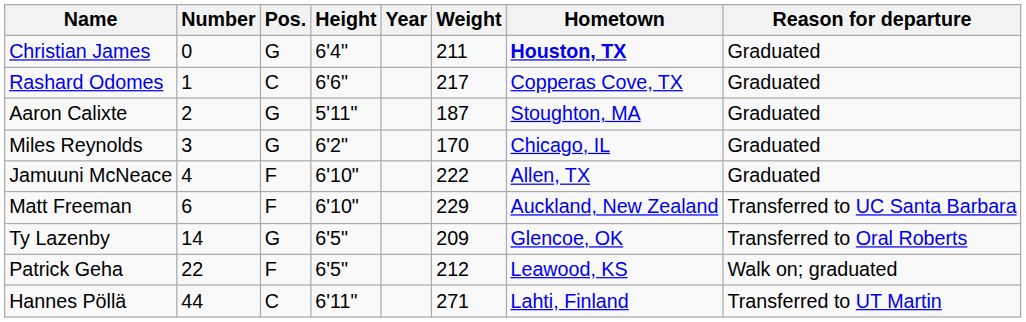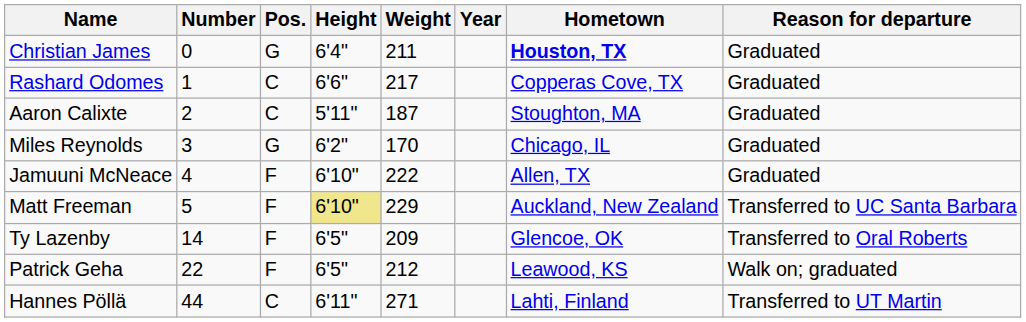columns swapped: (469, 20) <-> (406, 20)
(272, 113) G -> (272, 113) C
(187, 207) 6 -> (187, 207) 5
(337, 207) no background -> (337, 207) khaki background
(272, 238) G -> (271, 238) F
